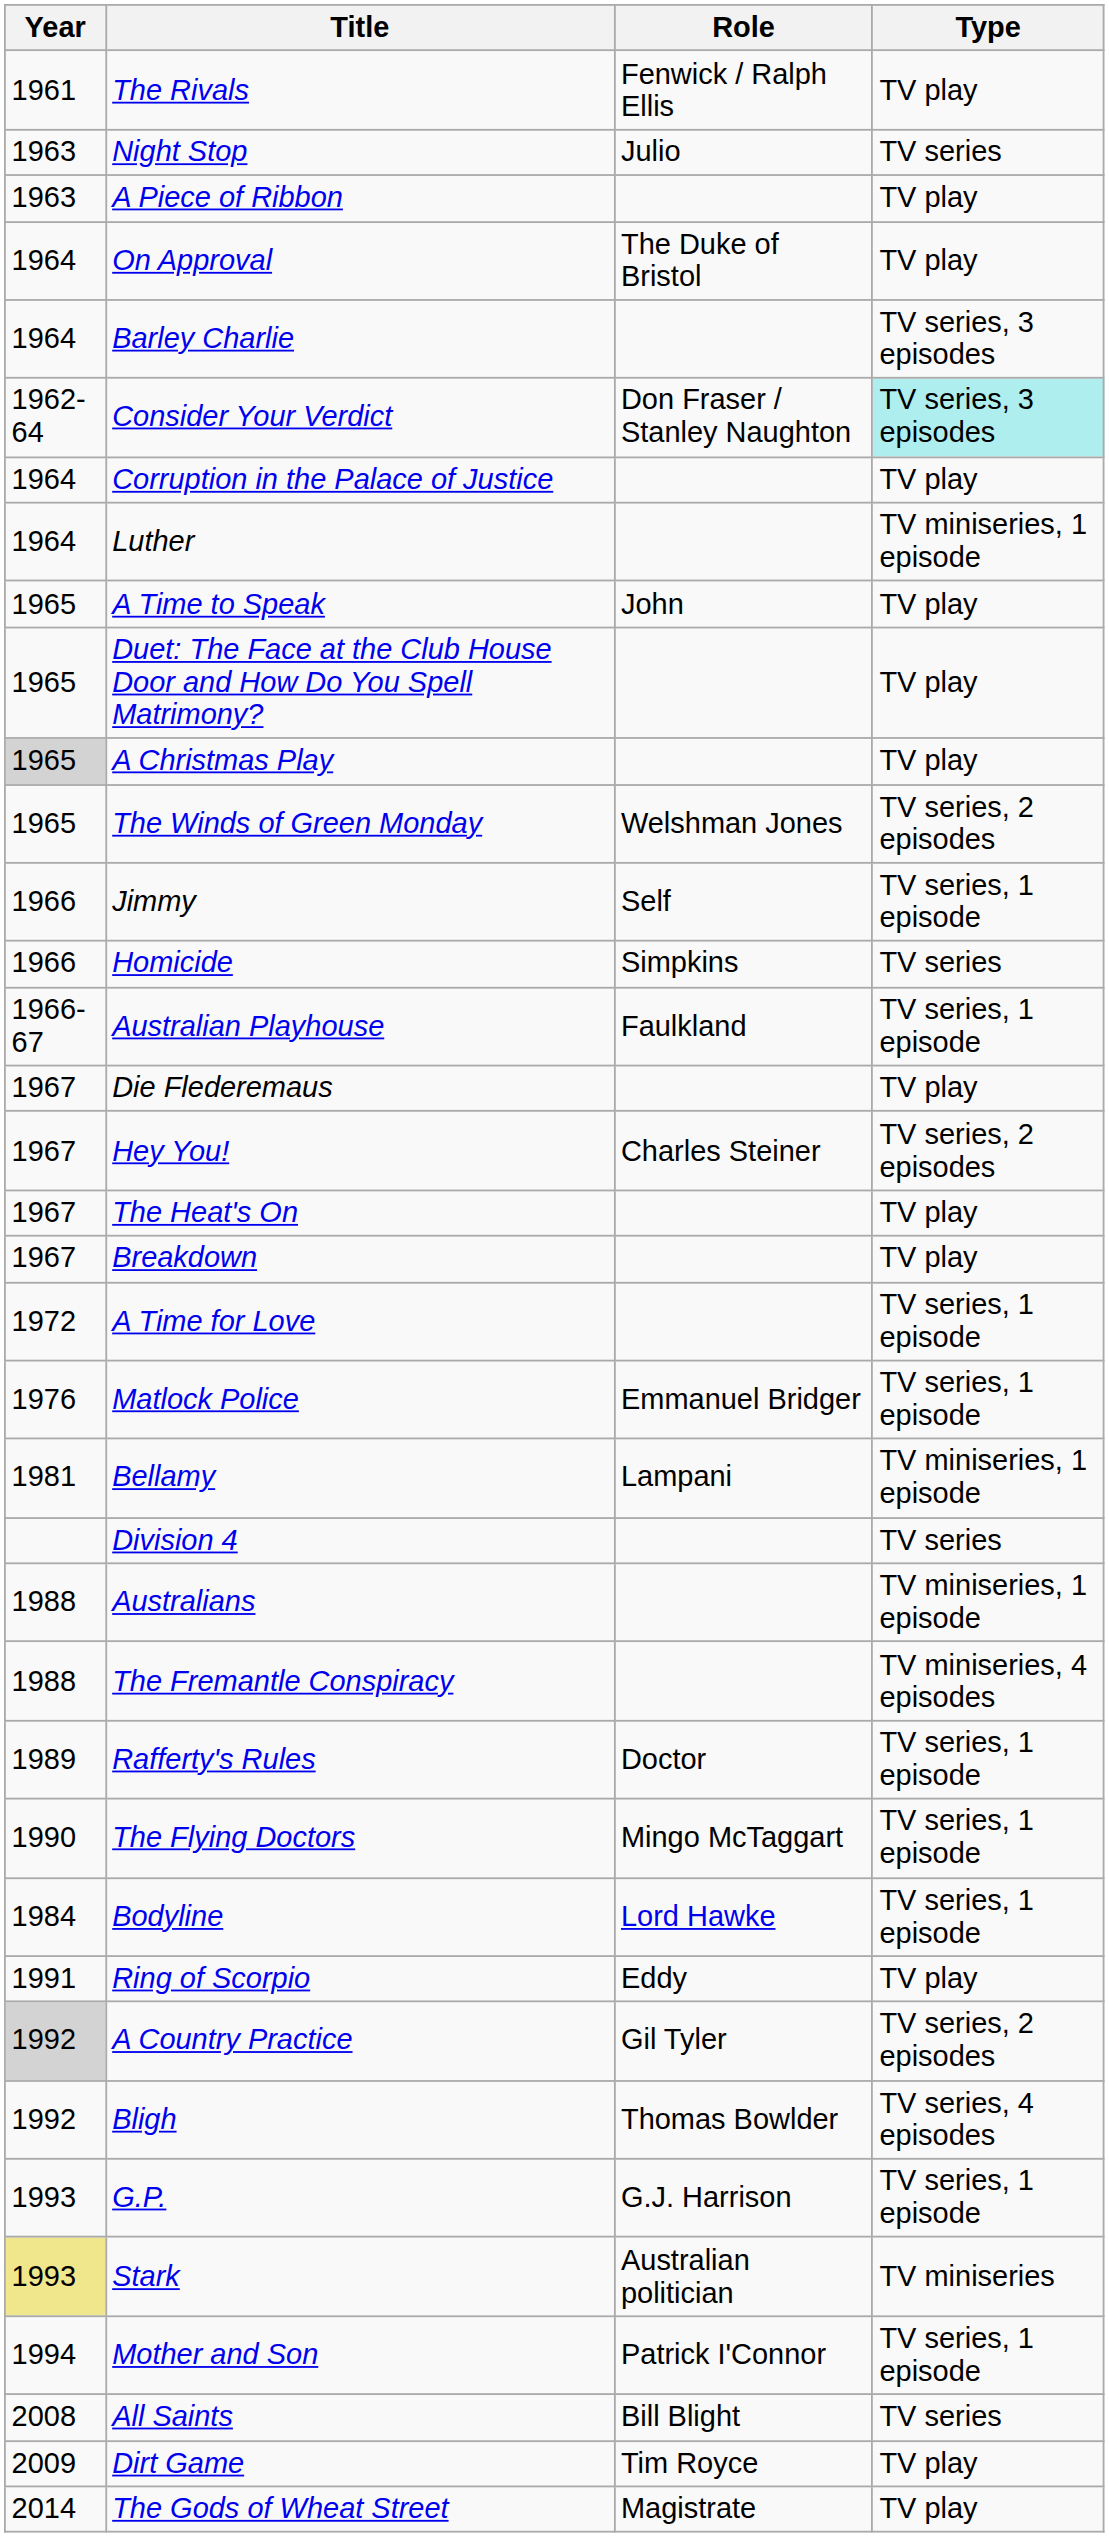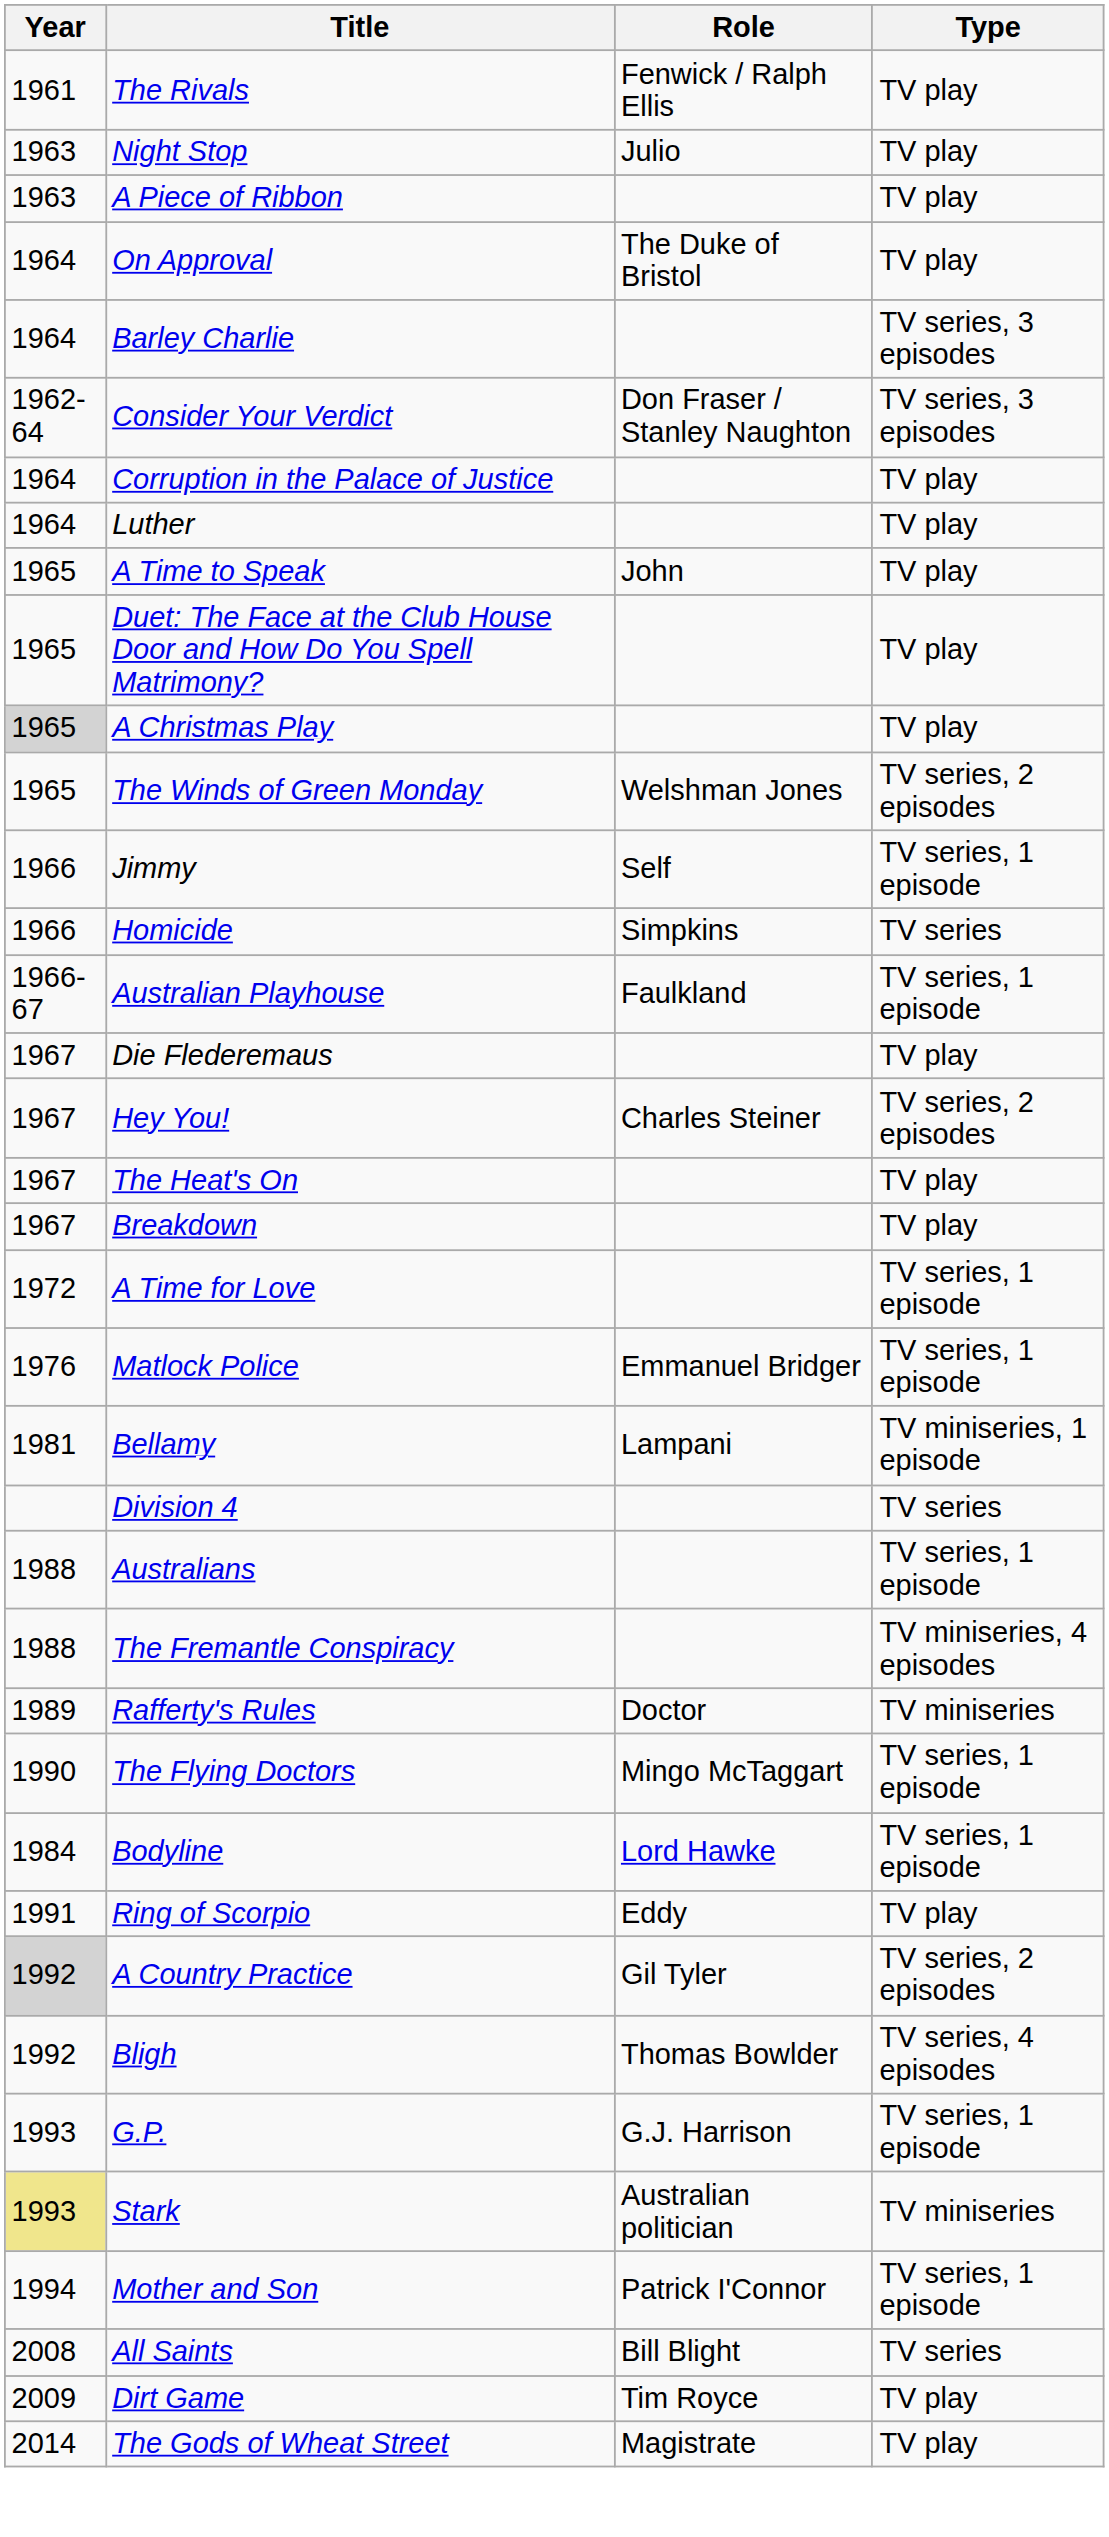(941, 151) TV series -> (929, 151) TV play
(957, 417) paleturquoise background -> (957, 417) no background
(983, 541) TV miniseries, 1 episode -> (929, 525) TV play
(983, 1602) TV miniseries, 1 episode -> (957, 1569) TV series, 1 episode
(957, 1759) TV series, 1 episode -> (967, 1710) TV miniseries
